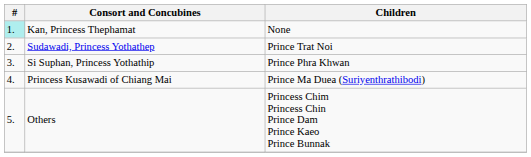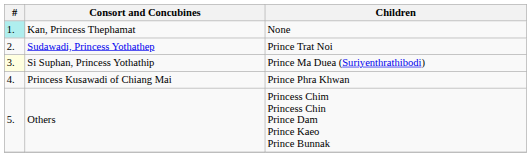(11, 63) no background -> (11, 63) lightyellow background
(309, 63) Prince Phra Khwan -> (346, 63) Prince Ma Duea (Suriyenthrathibodi)
(346, 79) Prince Ma Duea (Suriyenthrathibodi) -> (309, 79) Prince Phra Khwan
